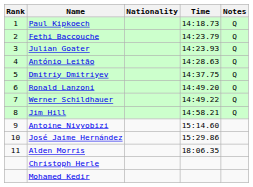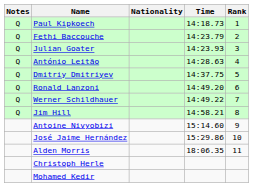columns swapped: (16, 11) <-> (235, 11)
